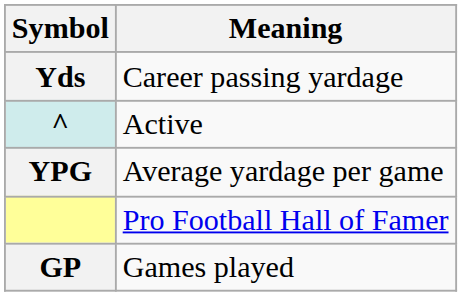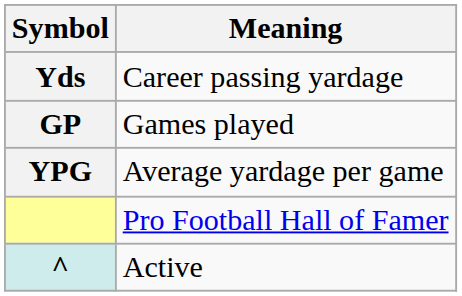rows swapped: (60, 266) <-> (60, 123)
